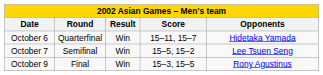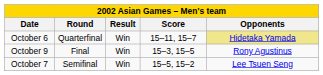(263, 37) no background -> (263, 37) khaki background
rows swapped: (30, 50) <-> (30, 64)
